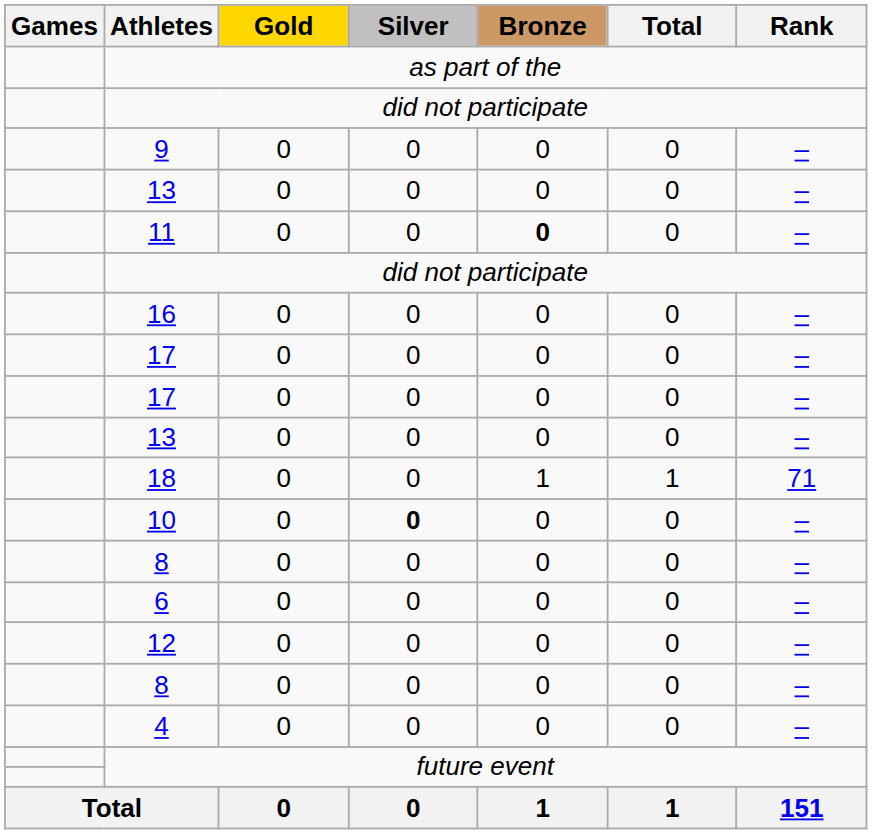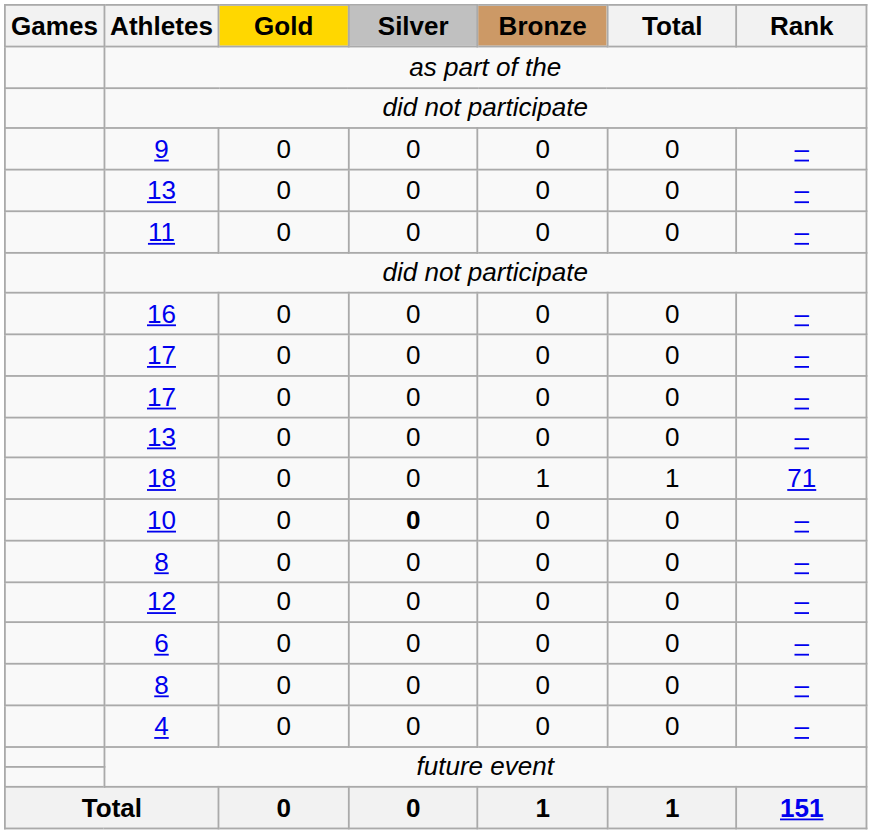(543, 232) bold -> (543, 232) normal
rows swapped: (161, 602) <-> (161, 644)
